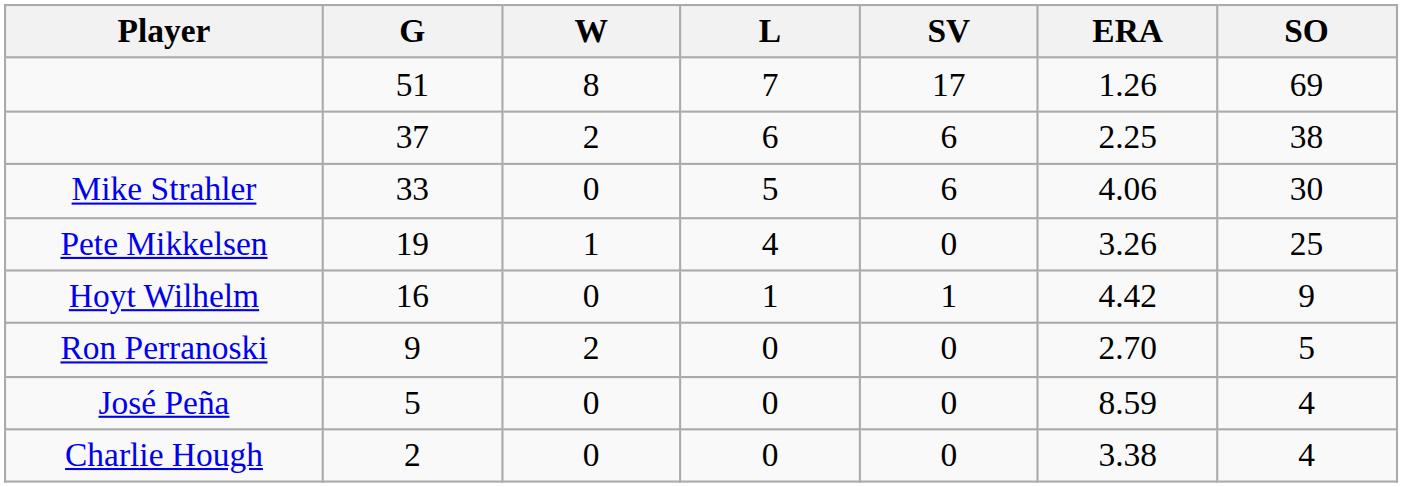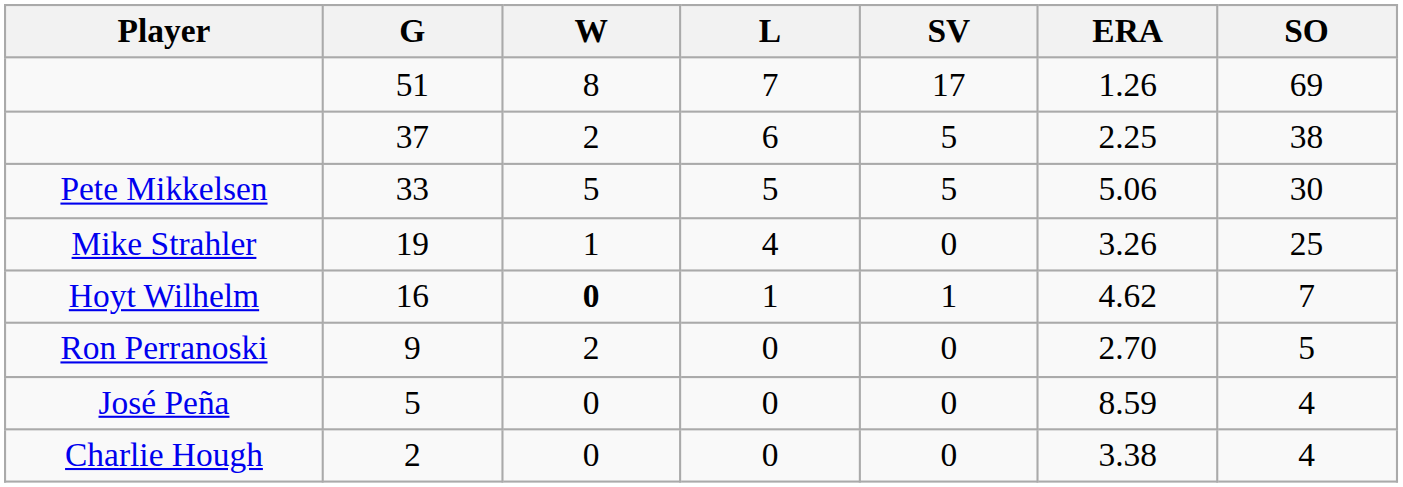(949, 137) 6 -> (949, 137) 5
(164, 190) Mike Strahler -> (164, 190) Pete Mikkelsen
(591, 190) 0 -> (591, 190) 5
(949, 190) 6 -> (949, 190) 5
(1128, 190) 4.06 -> (1128, 190) 5.06
(164, 243) Pete Mikkelsen -> (164, 243) Mike Strahler
(591, 296) normal -> (591, 296) bold
(1128, 296) 4.42 -> (1128, 296) 4.62
(1307, 296) 9 -> (1307, 296) 7
